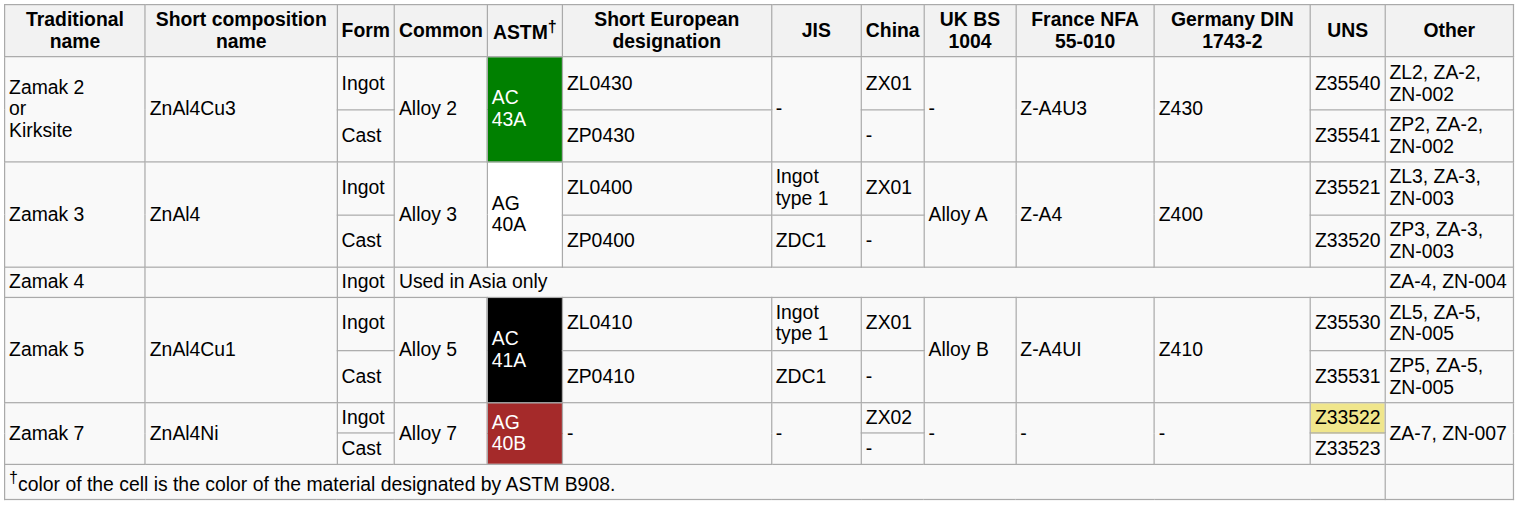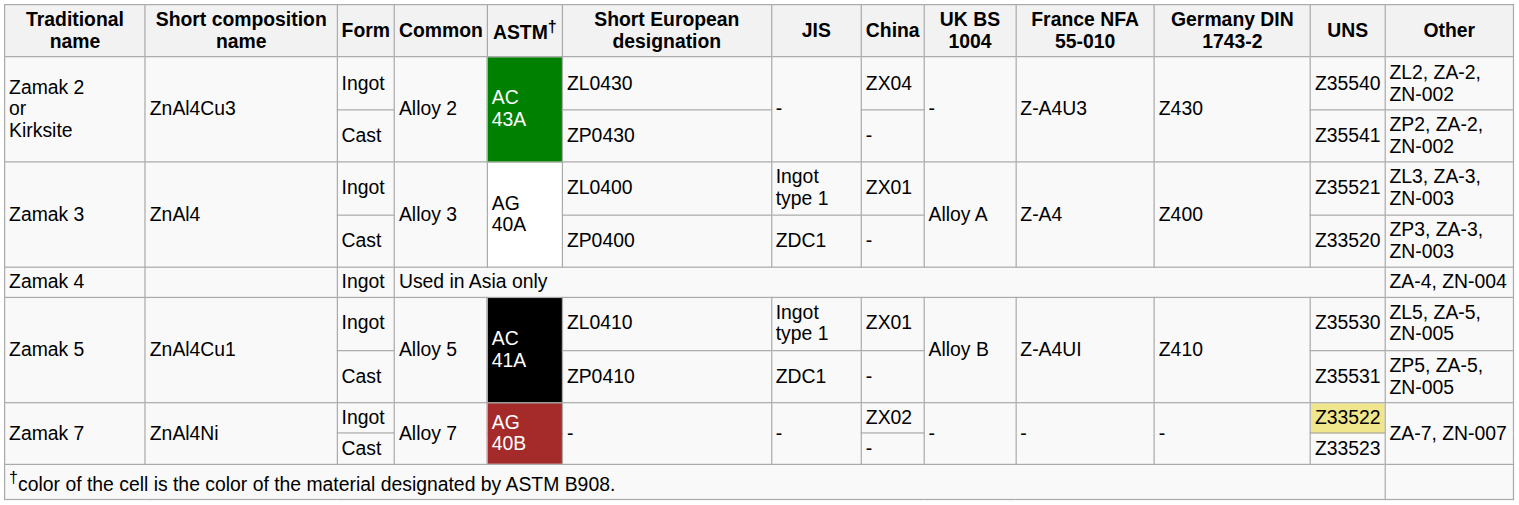(889, 83) ZX01 -> (889, 83) ZX04
